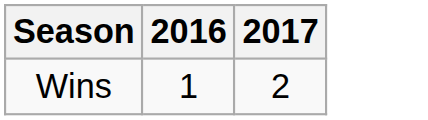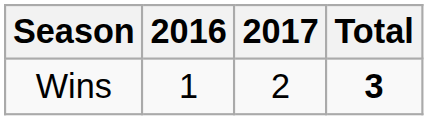+ column: (374, 31)
